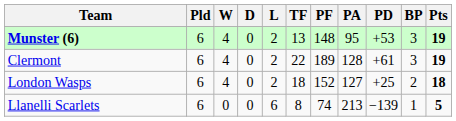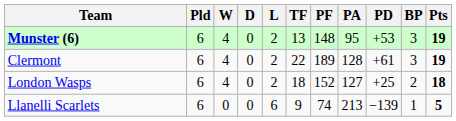(298, 104) 8 -> (298, 104) 9
